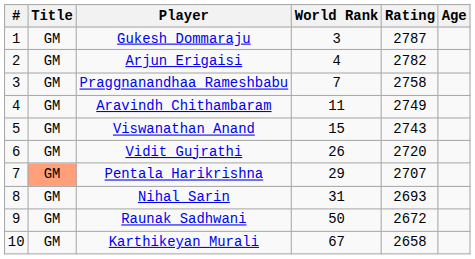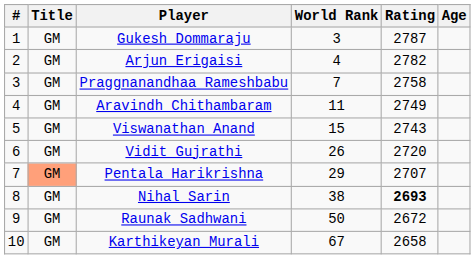(337, 197) 31 -> (337, 197) 38
(410, 197) normal -> (410, 197) bold
